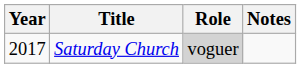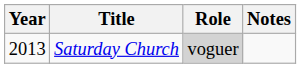(27, 48) 2017 -> (27, 48) 2013
